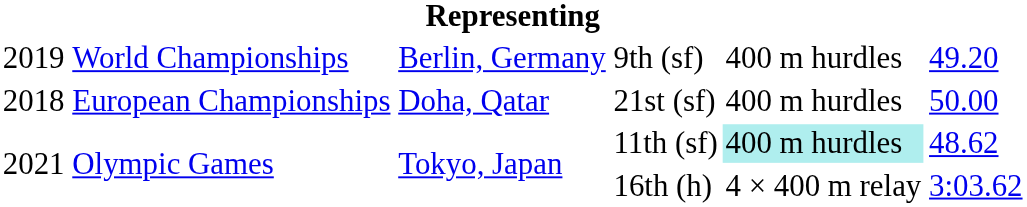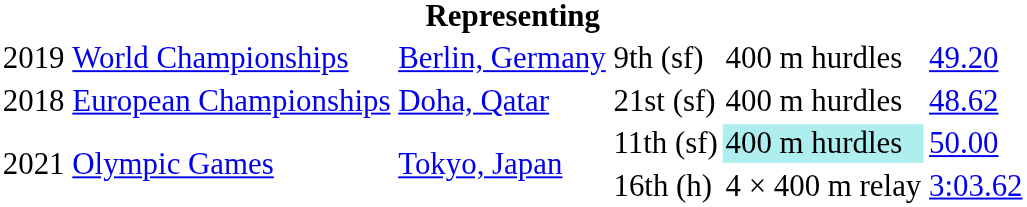(964, 100) 50.00 -> (964, 100) 48.62
(964, 143) 48.62 -> (964, 143) 50.00
